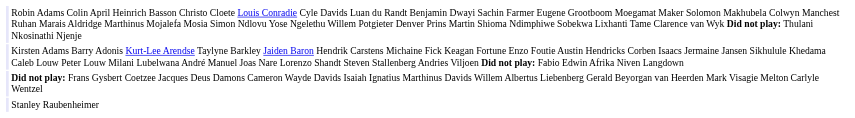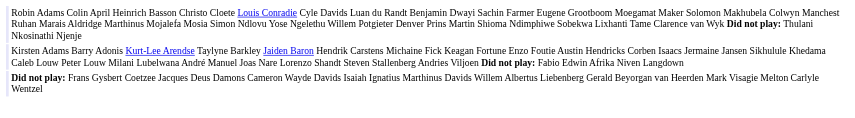- row: (55, 104)
